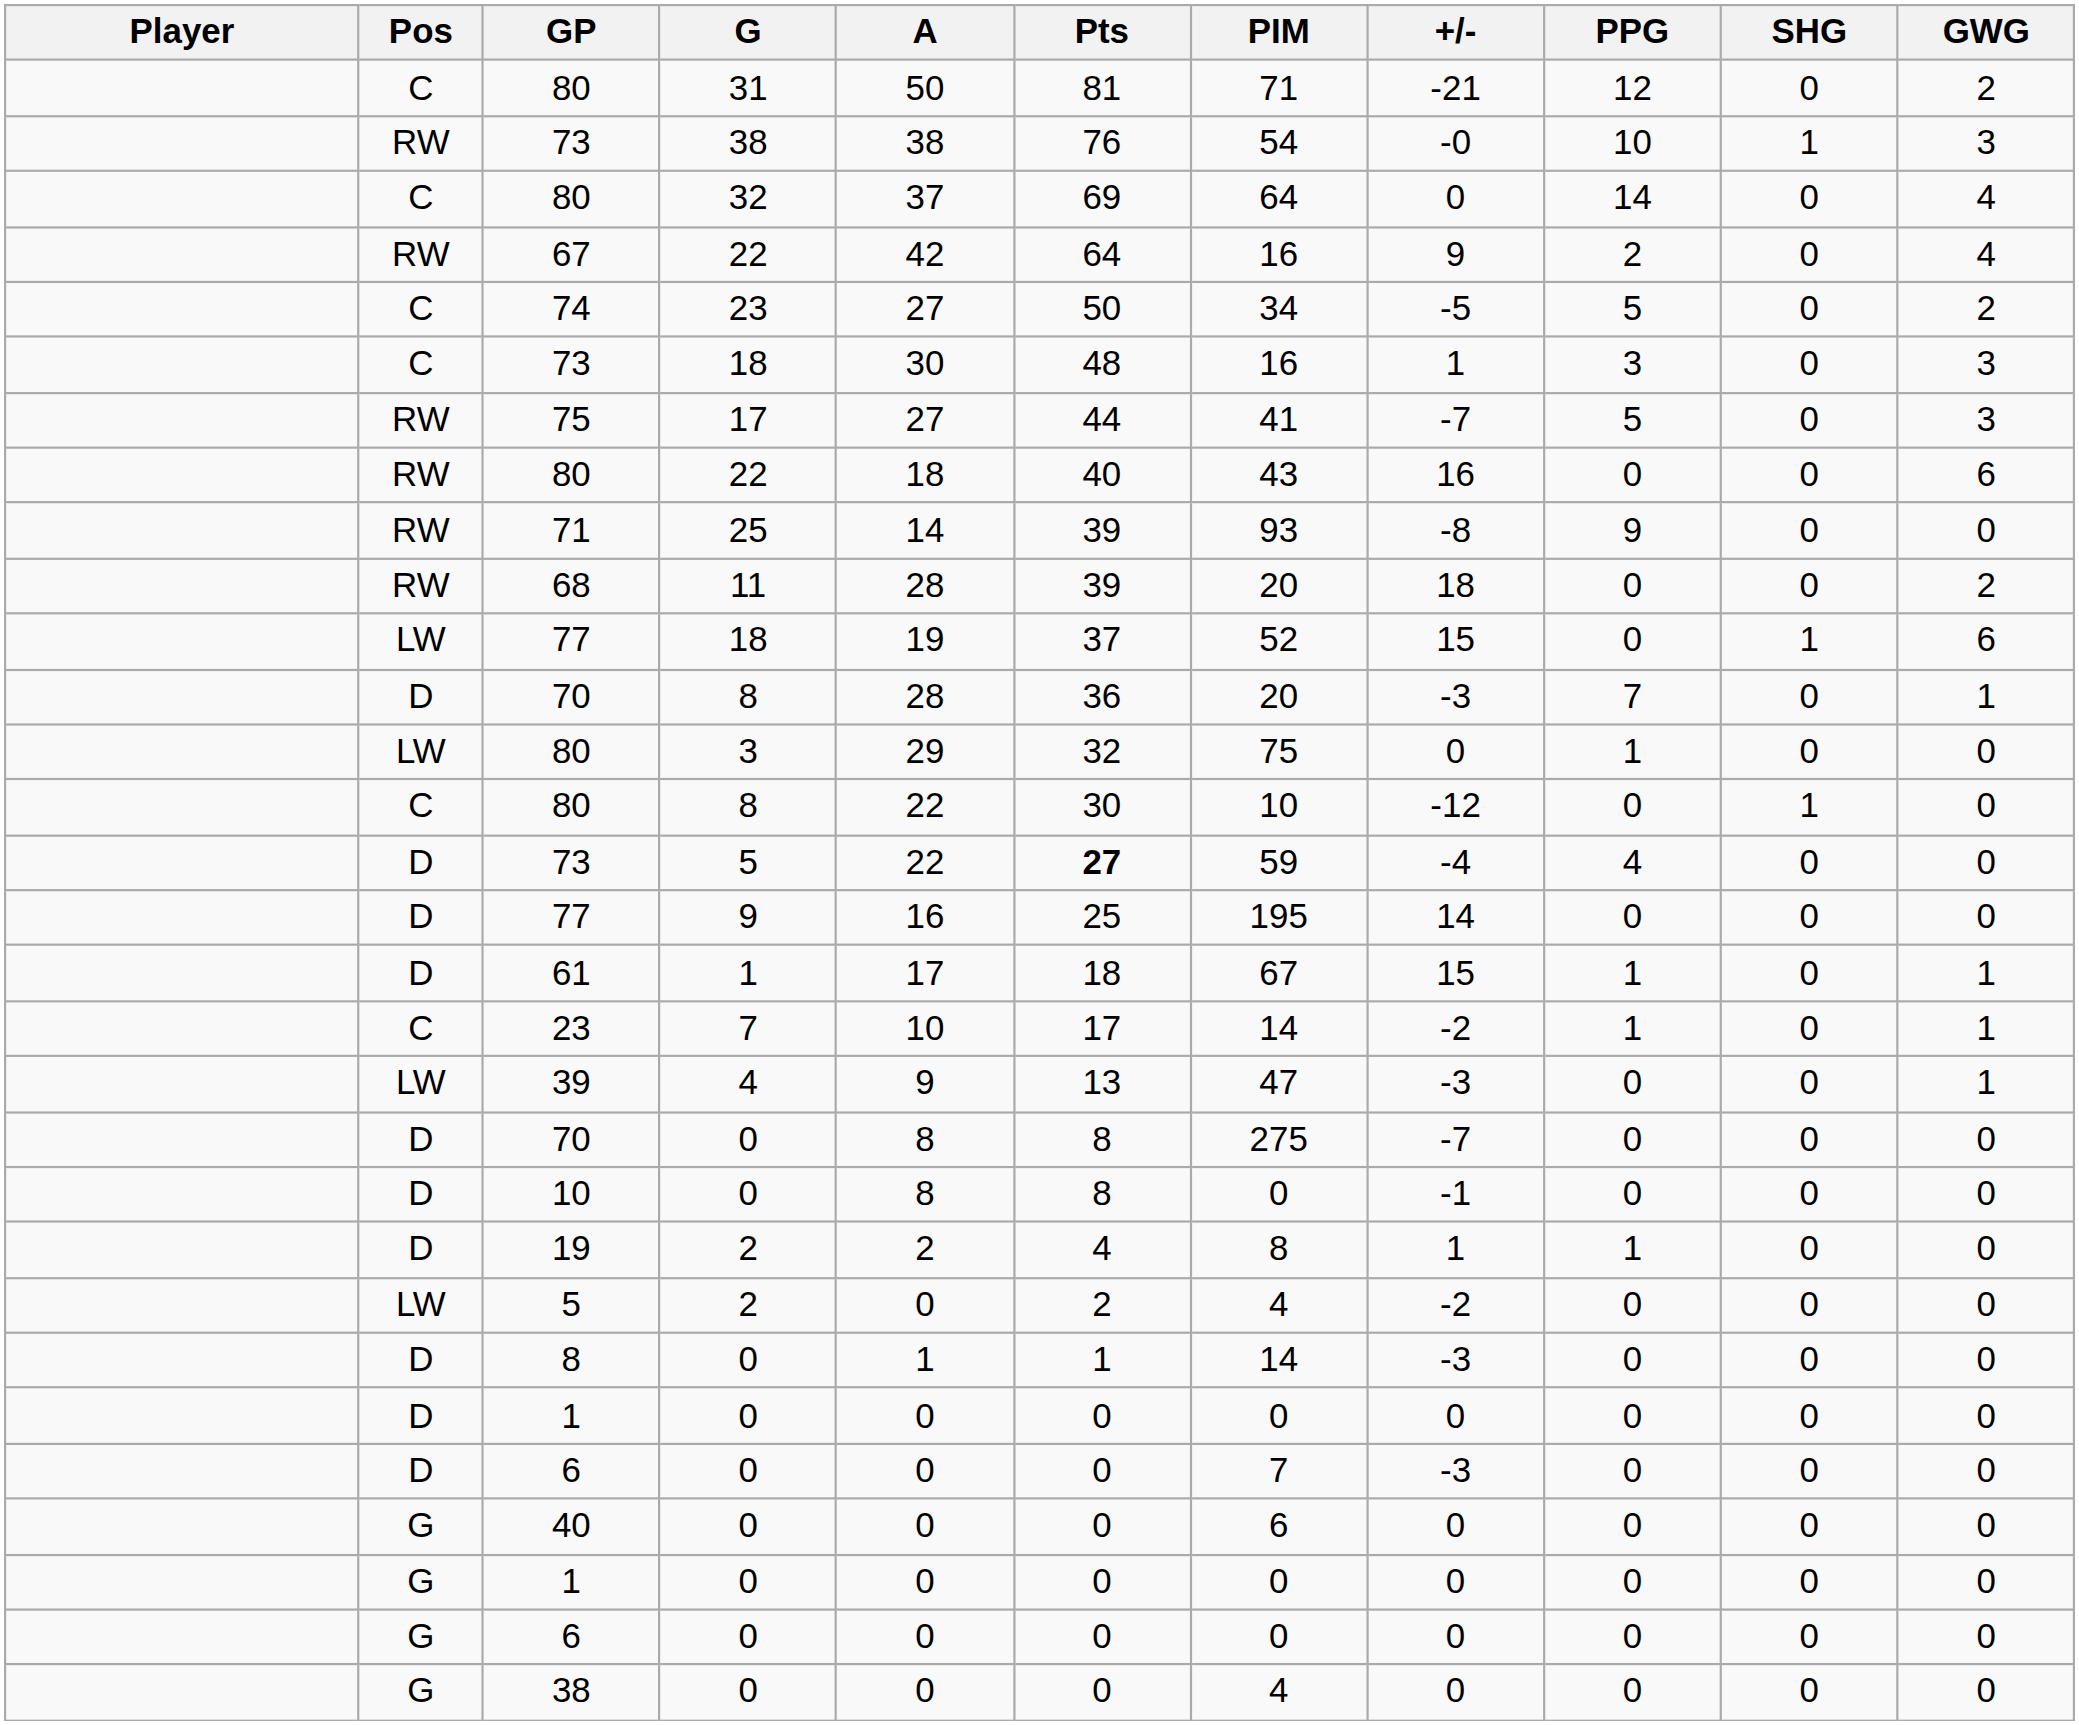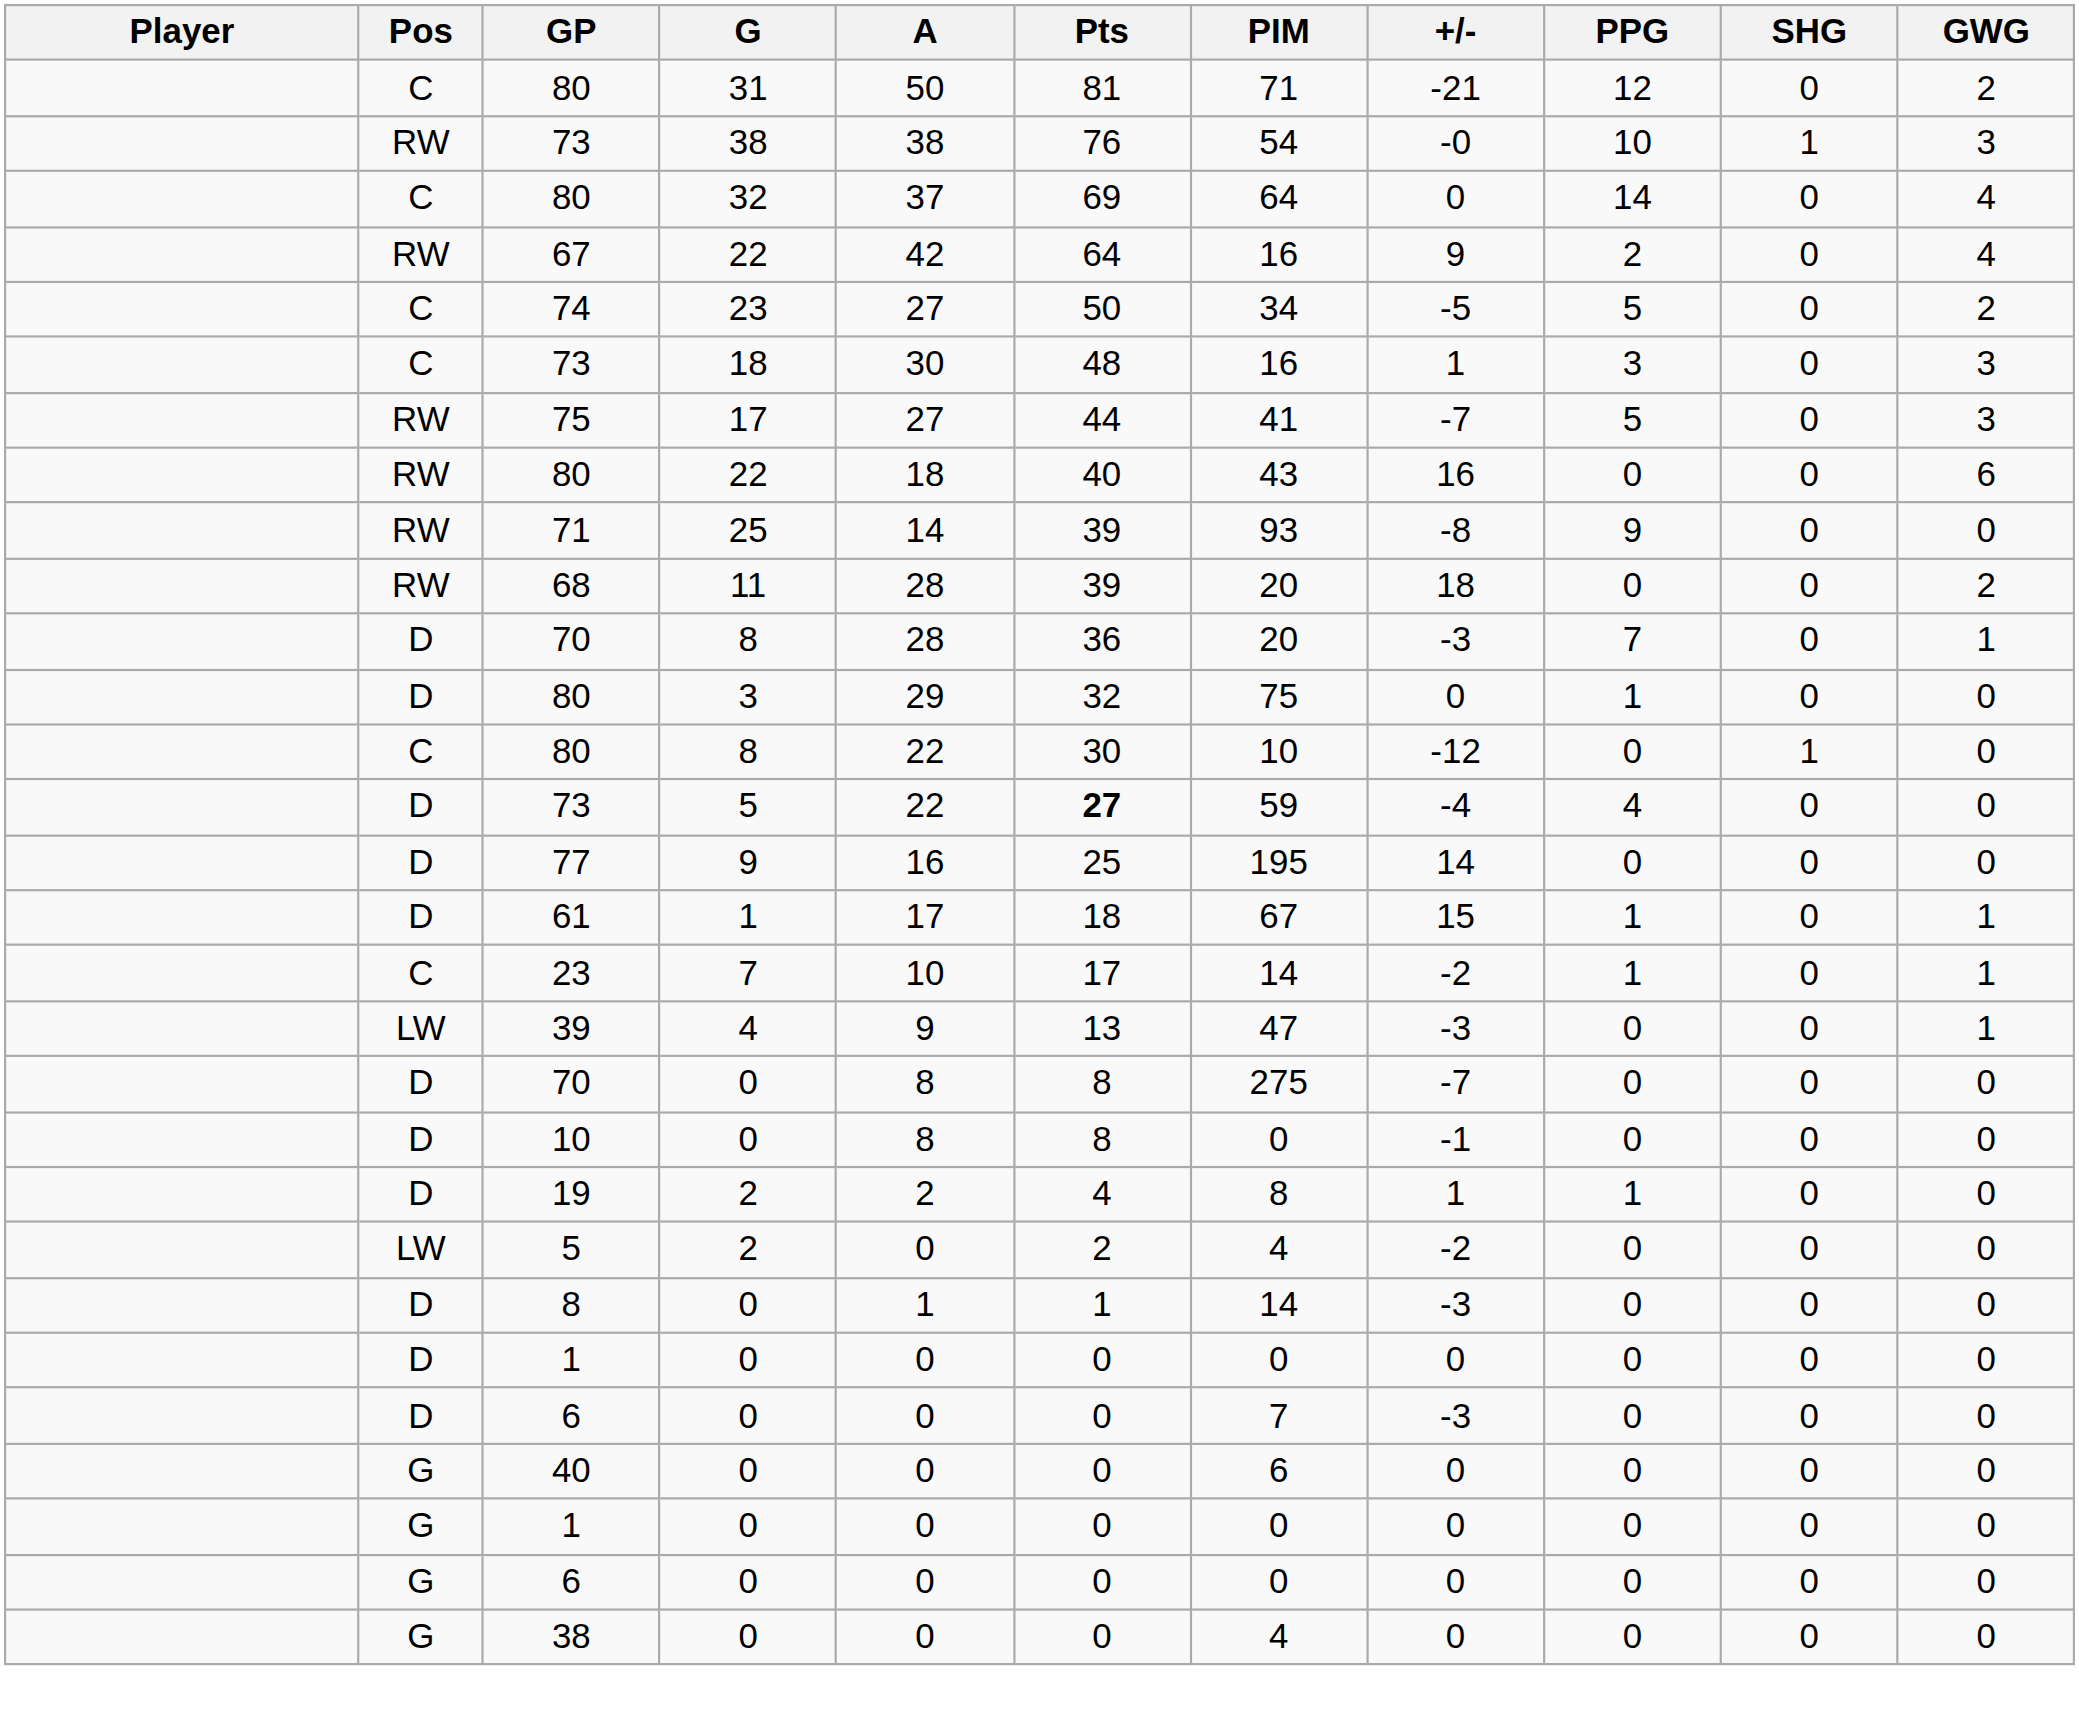- row: (571, 640)
(421, 751) LW -> (421, 695) D
